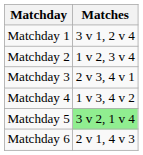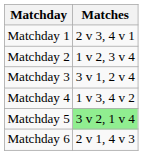(105, 35) 3 v 1, 2 v 4 -> (105, 35) 2 v 3, 4 v 1
(105, 77) 2 v 3, 4 v 1 -> (105, 77) 3 v 1, 2 v 4
